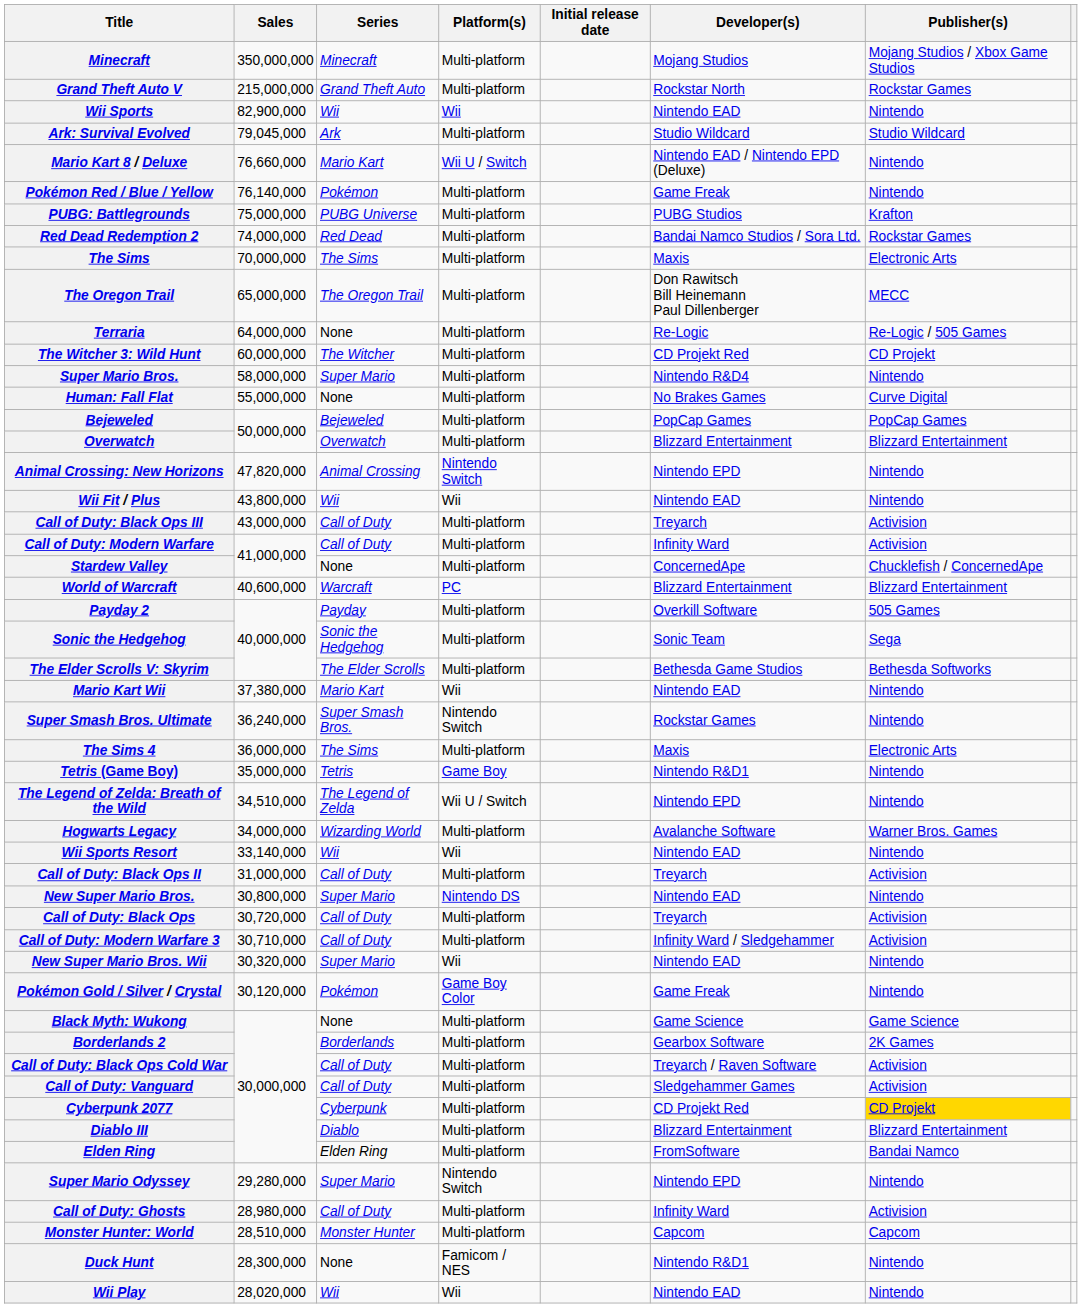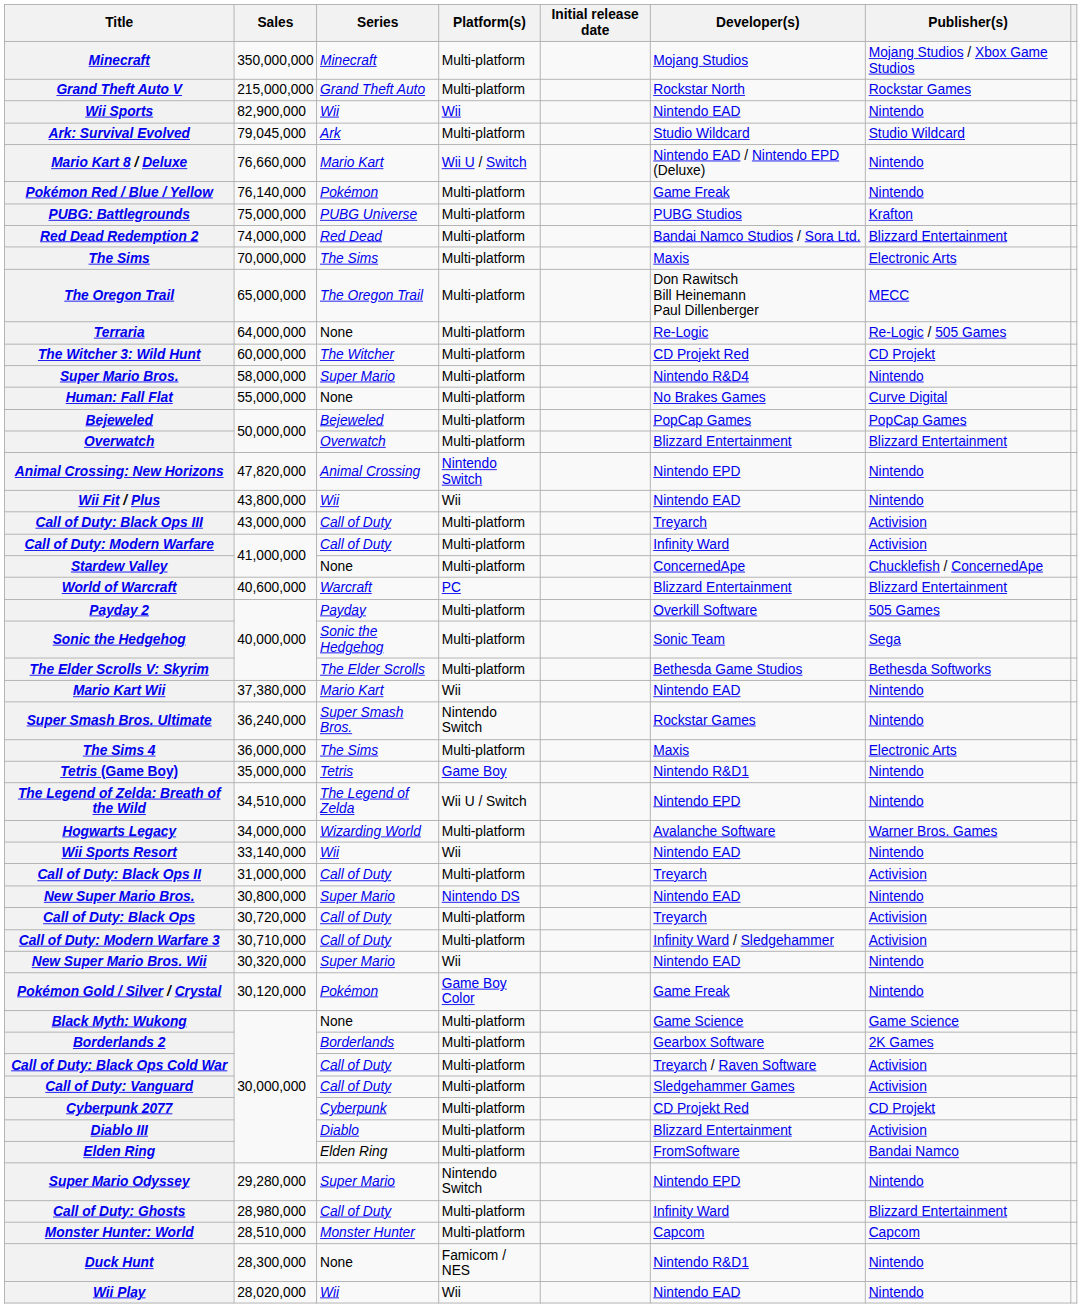(920, 236) Rockstar Games -> (938, 236) Blizzard Entertainment
(902, 1108) gold background -> (902, 1108) no background
(938, 1130) Blizzard Entertainment -> (898, 1130) Activision
(898, 1211) Activision -> (938, 1211) Blizzard Entertainment
